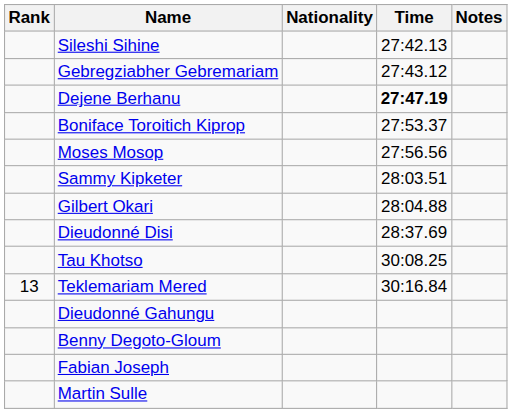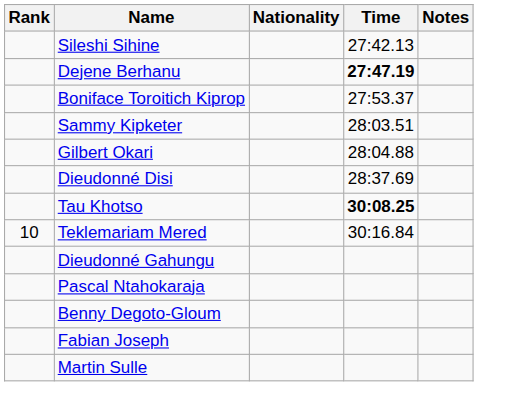- row: (168, 71)
- row: (111, 152)
(414, 260) normal -> (381, 206) bold
(29, 286) 13 -> (29, 233) 10
+ row: (131, 286)
